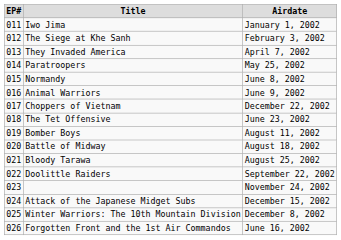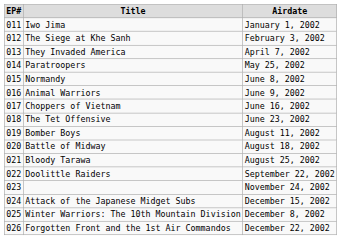(287, 106) December 22, 2002 -> (277, 106) June 16, 2002
(277, 228) June 16, 2002 -> (287, 228) December 22, 2002
